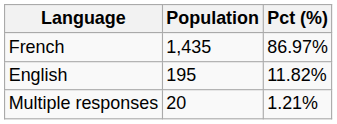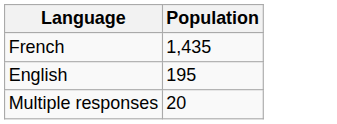- column: (298, 18)
